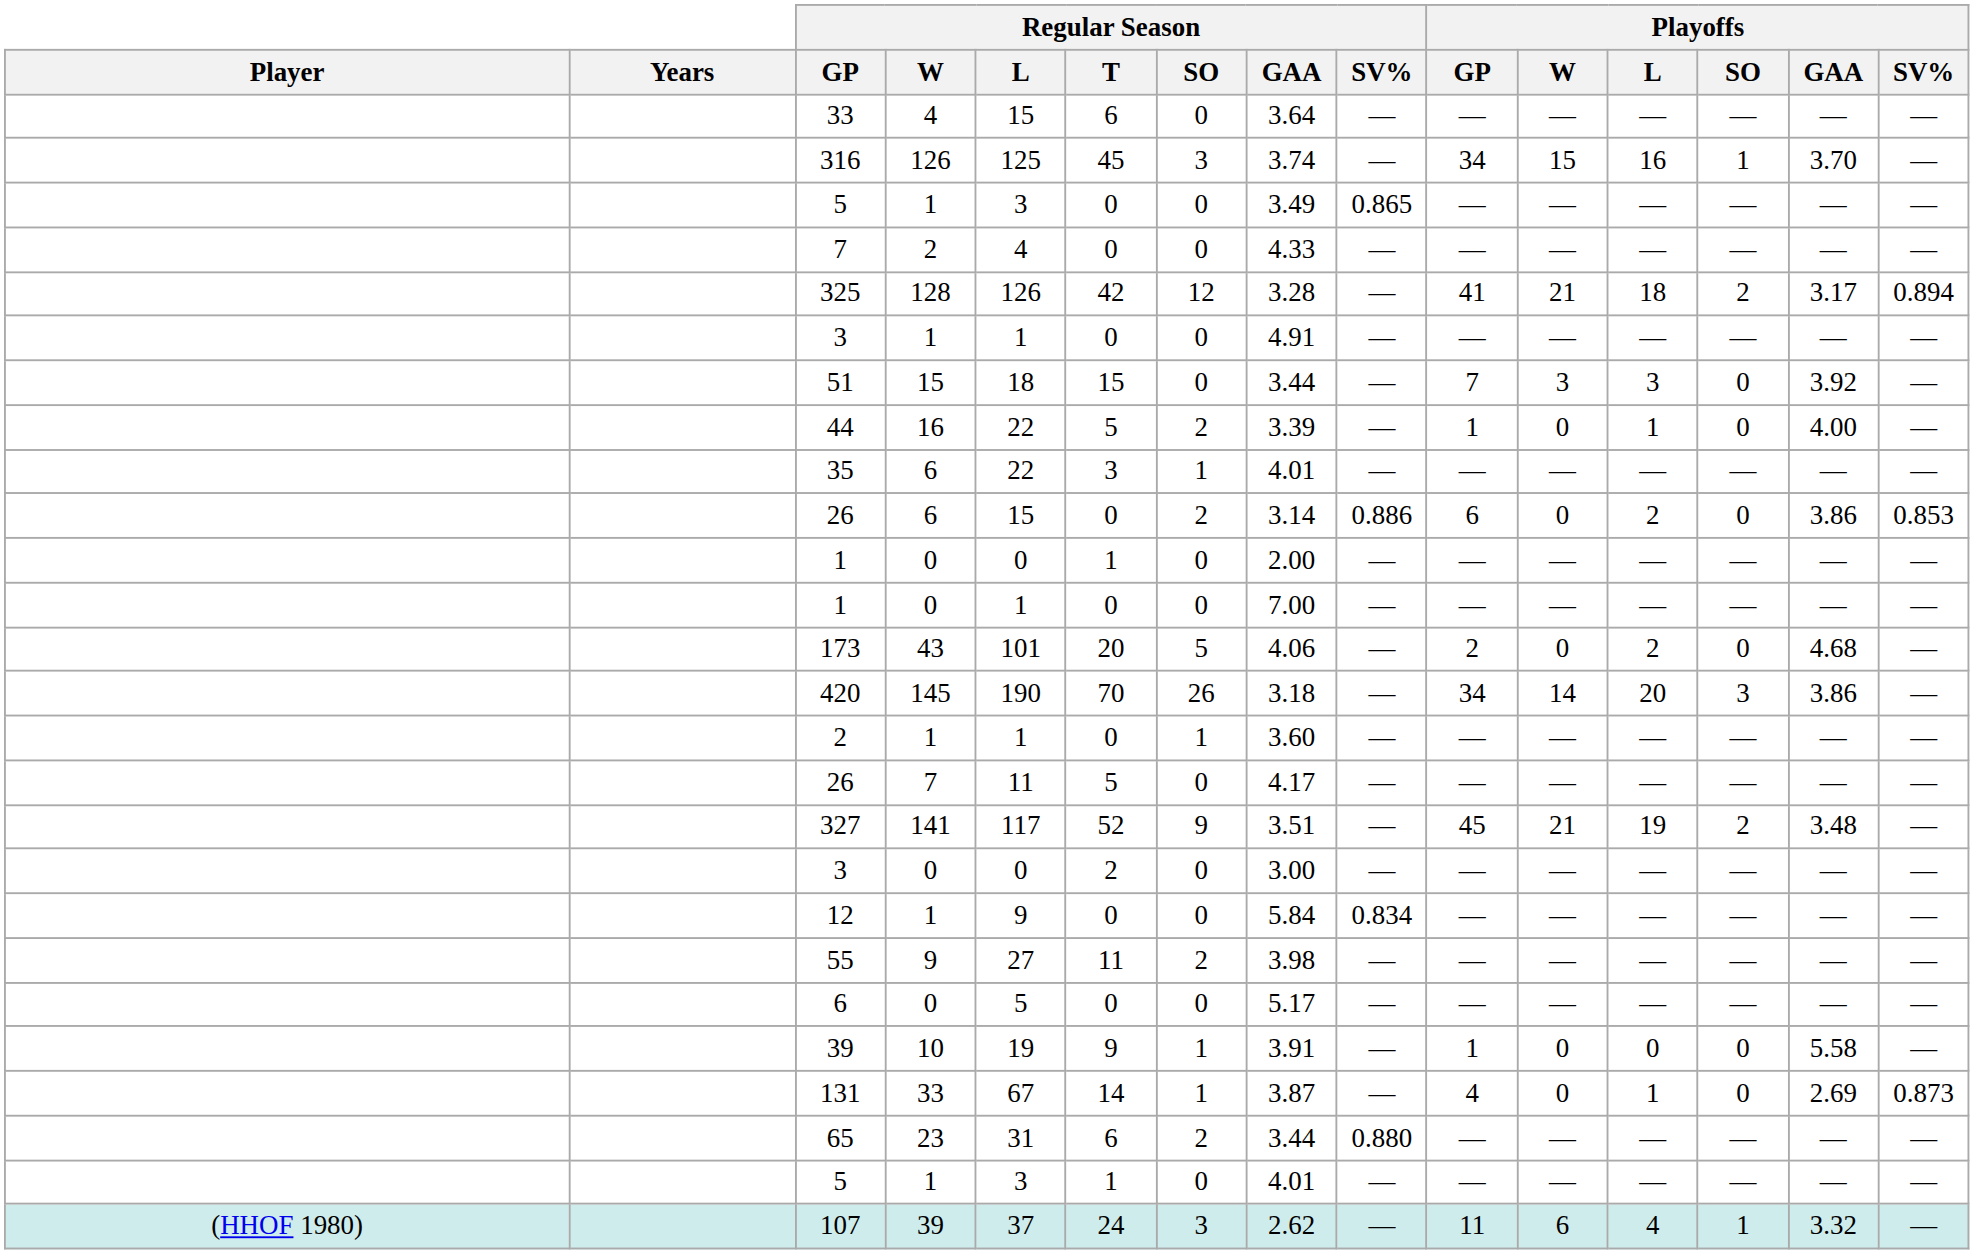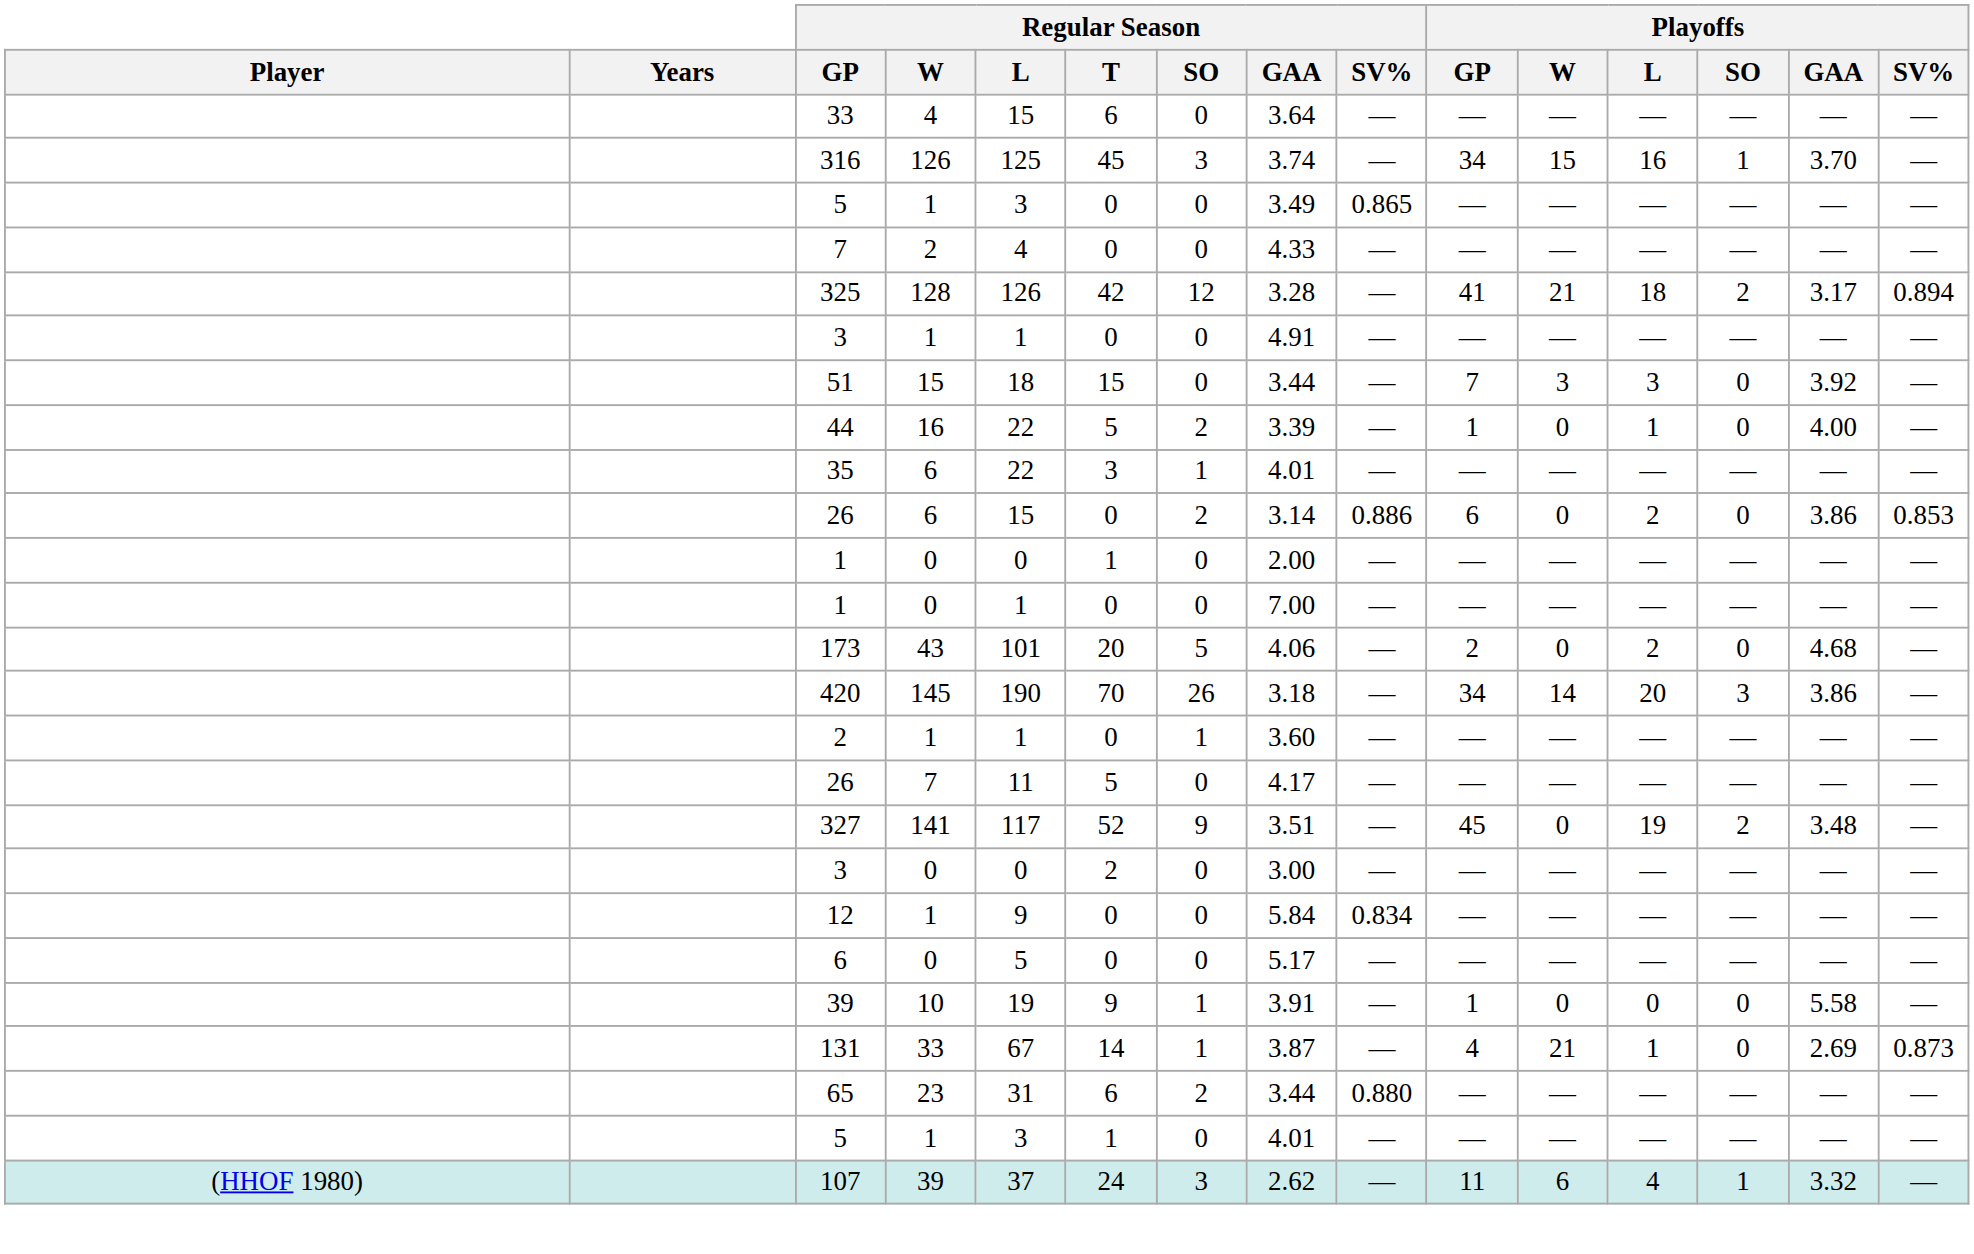(1562, 826) 21 -> (1562, 826) 0
- row: (840, 959)
(1562, 1092) 0 -> (1562, 1048) 21
